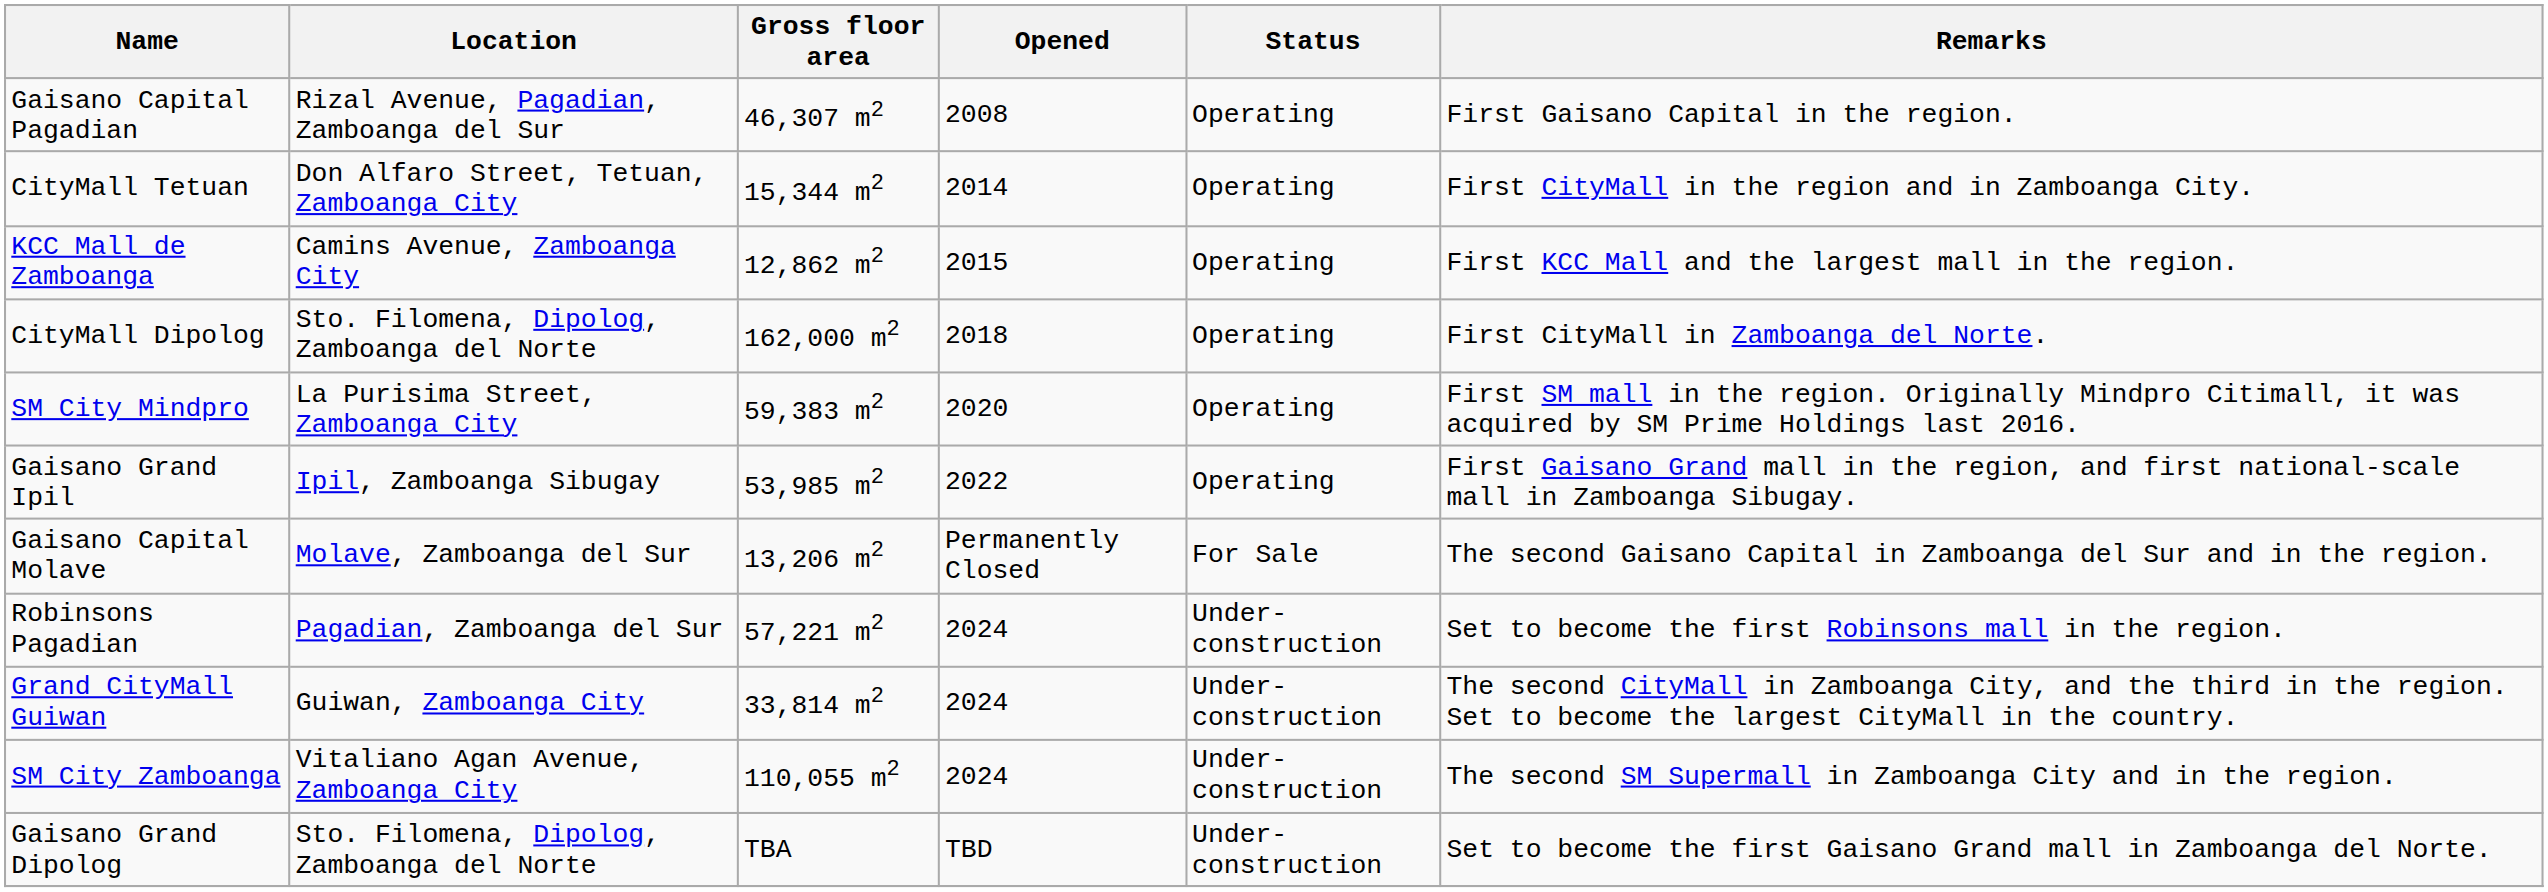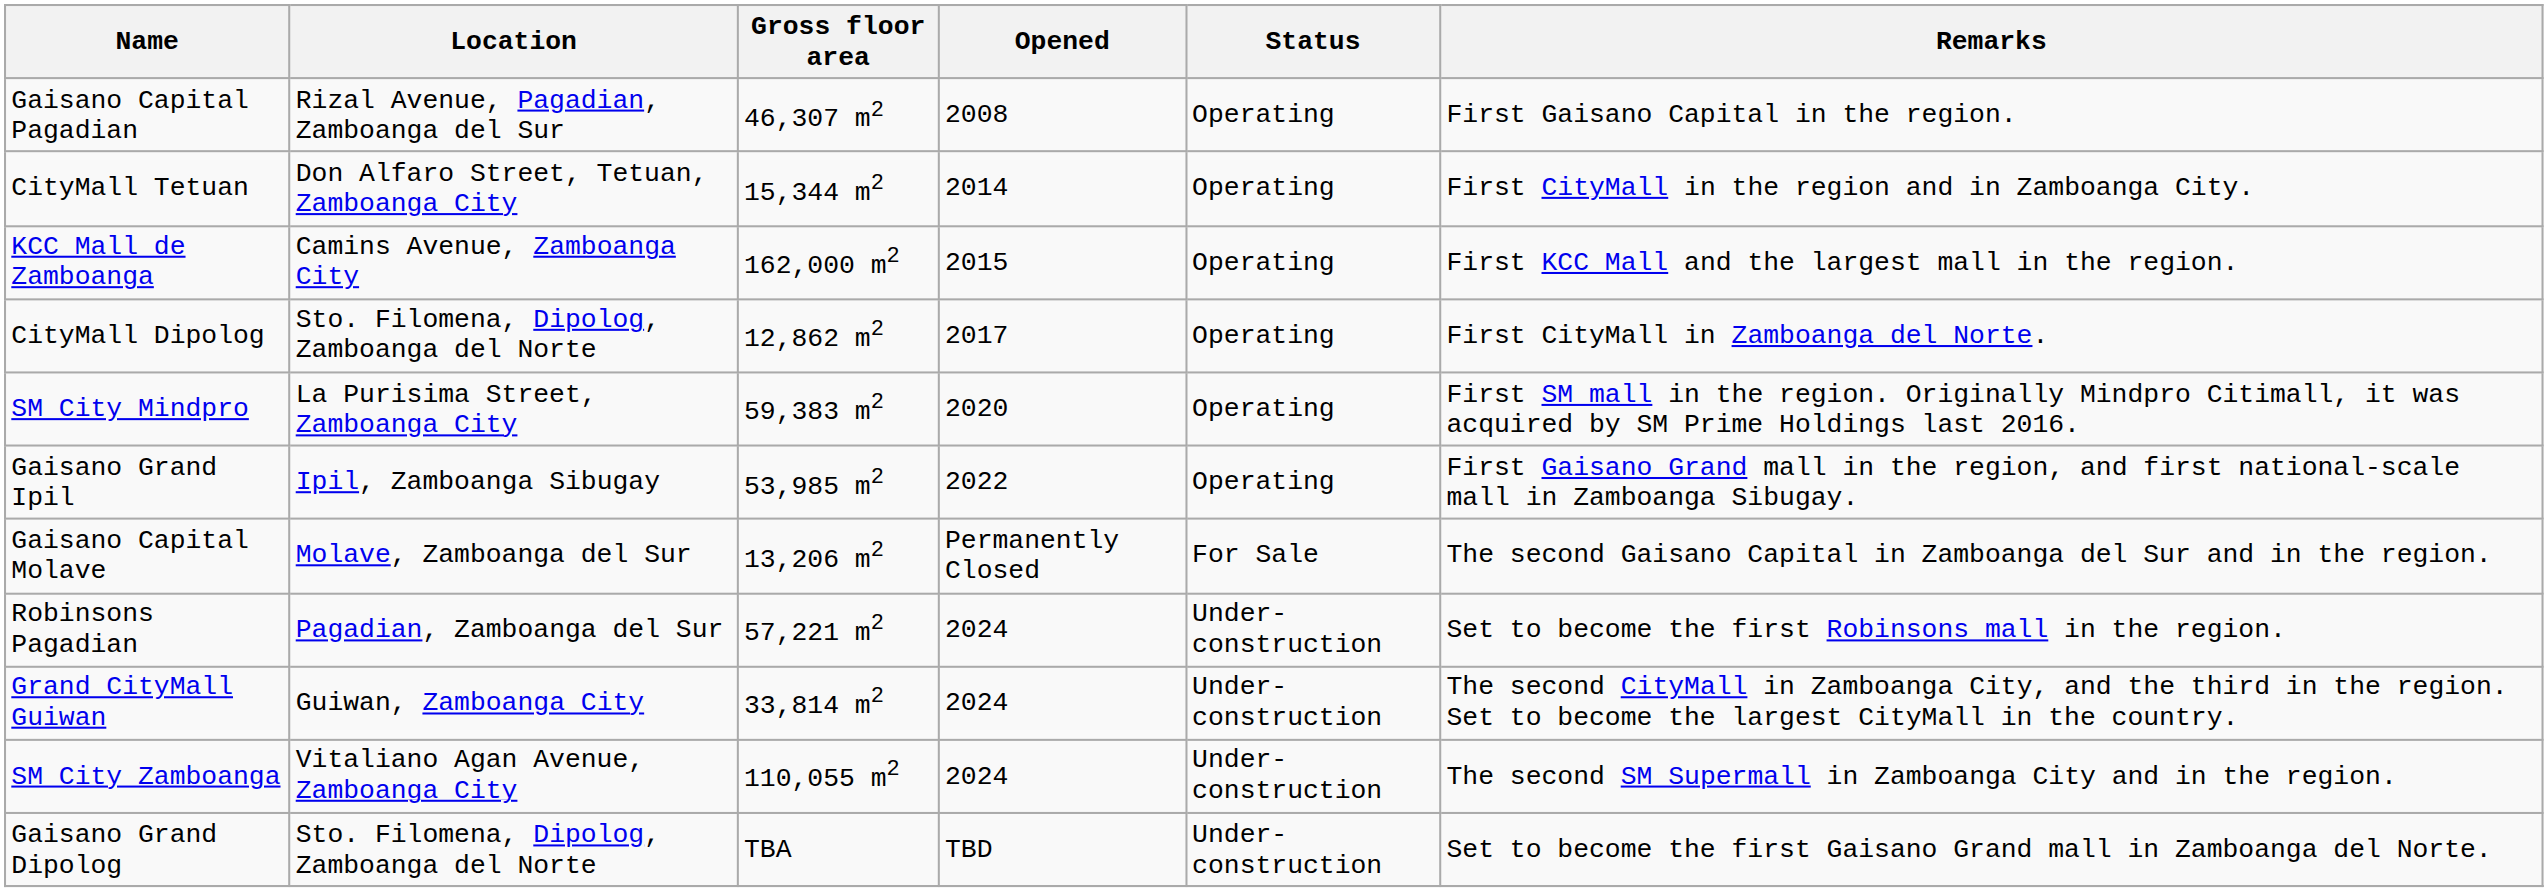(814, 262) 12,862 m2 -> (822, 262) 162,000 m2
(822, 336) 162,000 m2 -> (814, 336) 12,862 m2
(977, 336) 2018 -> (977, 336) 2017
